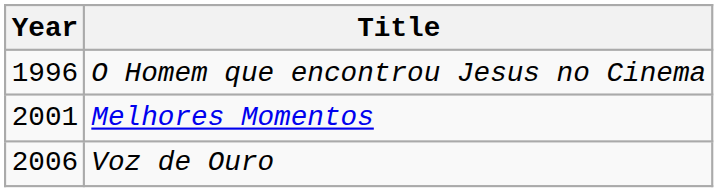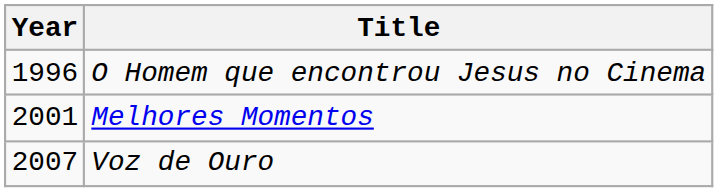(45, 163) 2006 -> (45, 163) 2007
